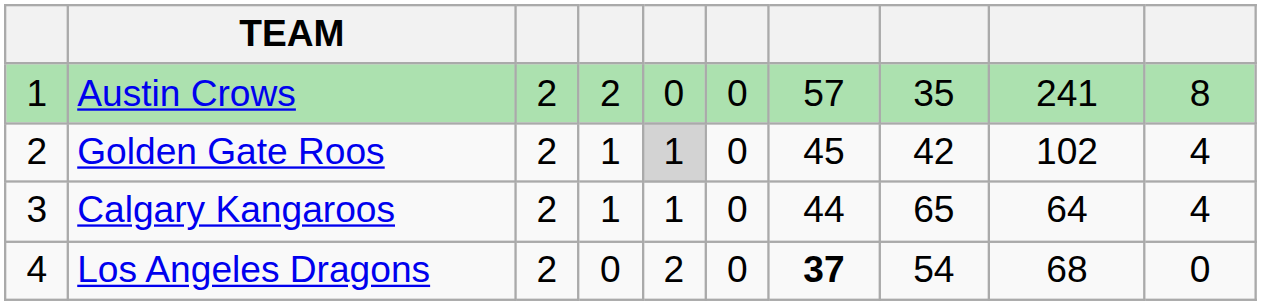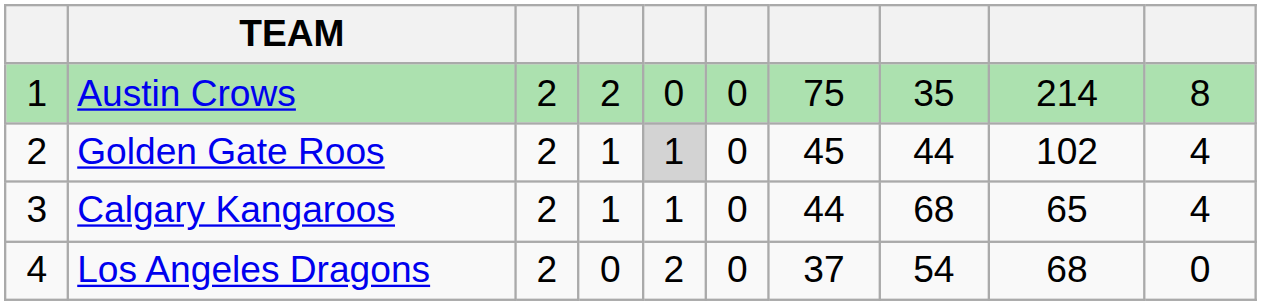(824, 92) 57 -> (824, 92) 75
(1067, 92) 241 -> (1067, 92) 214
(934, 151) 42 -> (934, 151) 44
(934, 210) 65 -> (934, 210) 68
(1067, 210) 64 -> (1067, 210) 65
(824, 269) bold -> (824, 269) normal
